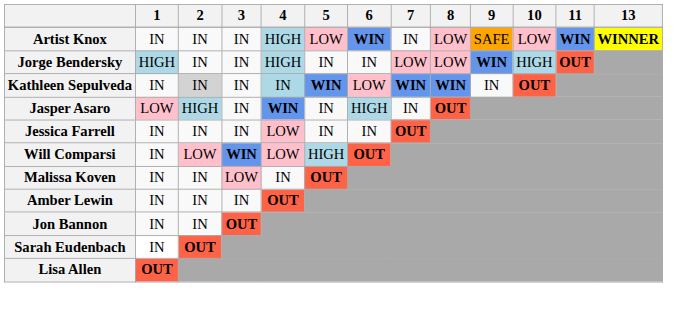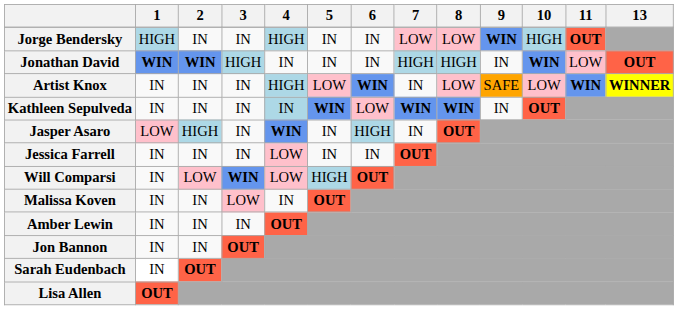rows swapped: (70, 39) <-> (70, 62)
+ row: (70, 62)
(200, 85) lightgrey background -> (200, 108) no background
